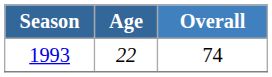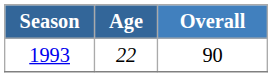(213, 55) 74 -> (213, 55) 90
